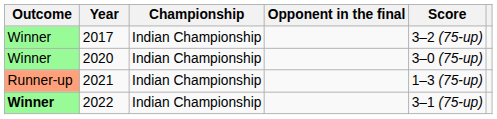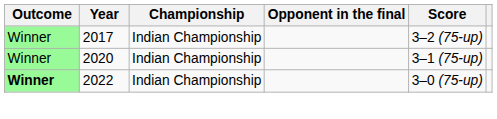(447, 59) 3–0 (75-up) -> (447, 59) 3–1 (75-up)
- row: (98, 80)
(447, 102) 3–1 (75-up) -> (447, 80) 3–0 (75-up)
